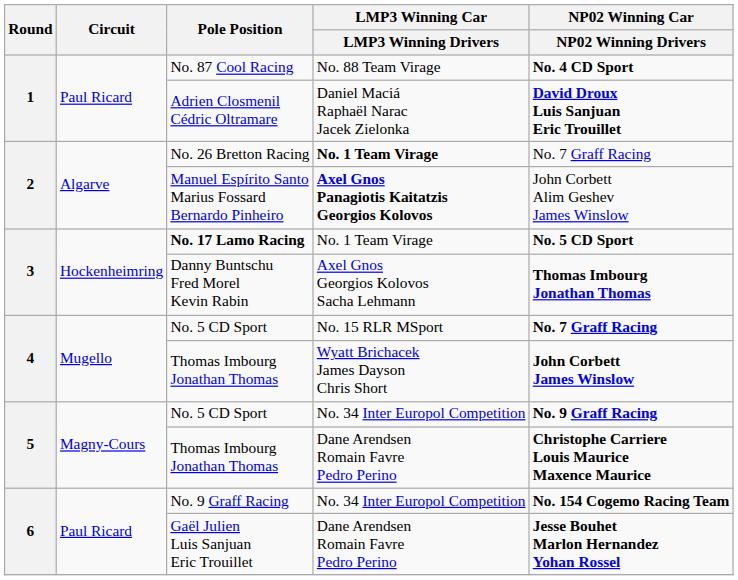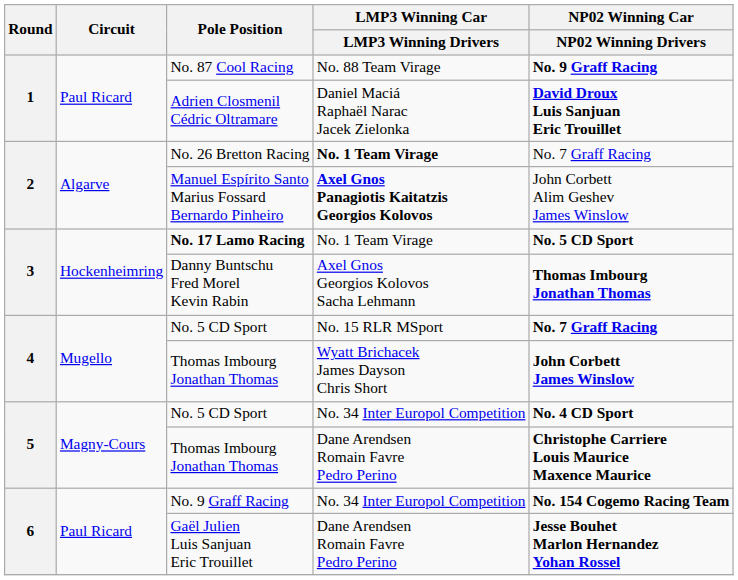(583, 67) No. 4 CD Sport -> (595, 67) No. 9 Graff Racing
(595, 414) No. 9 Graff Racing -> (583, 414) No. 4 CD Sport
